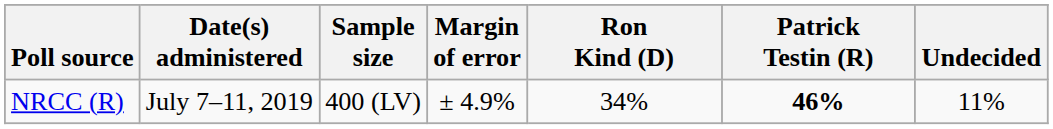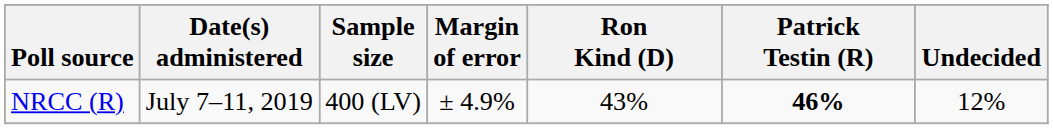(624, 100) 34% -> (624, 100) 43%
(981, 100) 11% -> (981, 100) 12%
